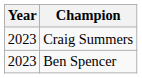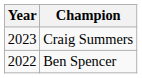(22, 61) 2023 -> (22, 61) 2022
